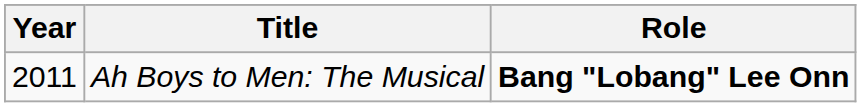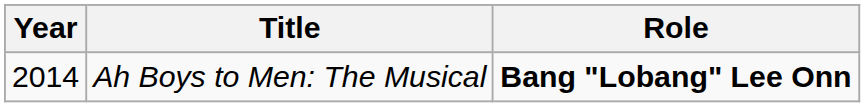(44, 76) 2011 -> (46, 76) 2014
